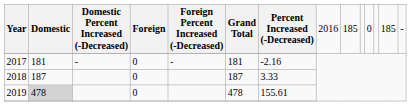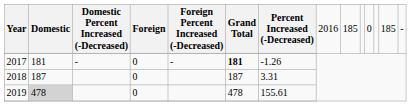(235, 61) normal -> (235, 61) bold
(271, 61) -2.16 -> (271, 61) -1.26
(269, 77) 3.33 -> (269, 77) 3.31
